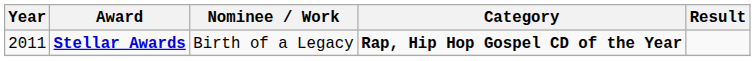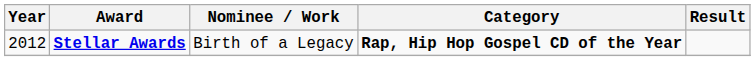(27, 43) 2011 -> (27, 43) 2012
